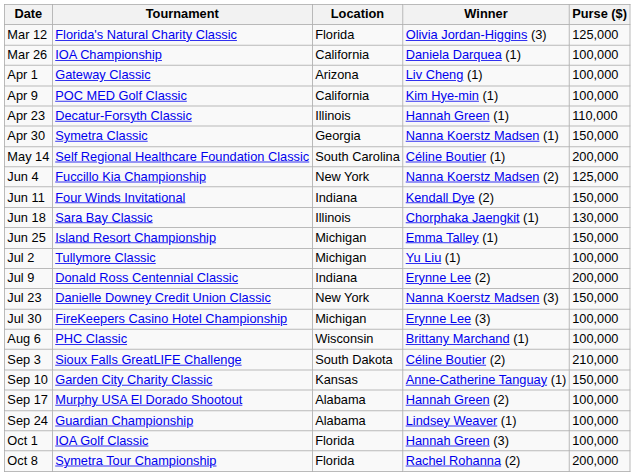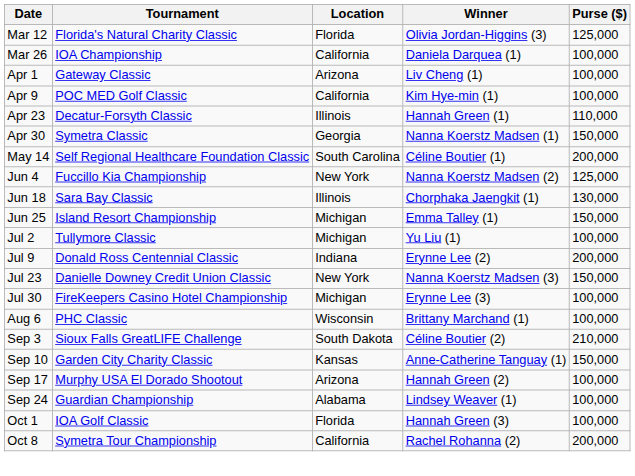- row: (26, 197)
(340, 400) Alabama -> (337, 380) Arizona
(335, 461) Florida -> (342, 440) California
